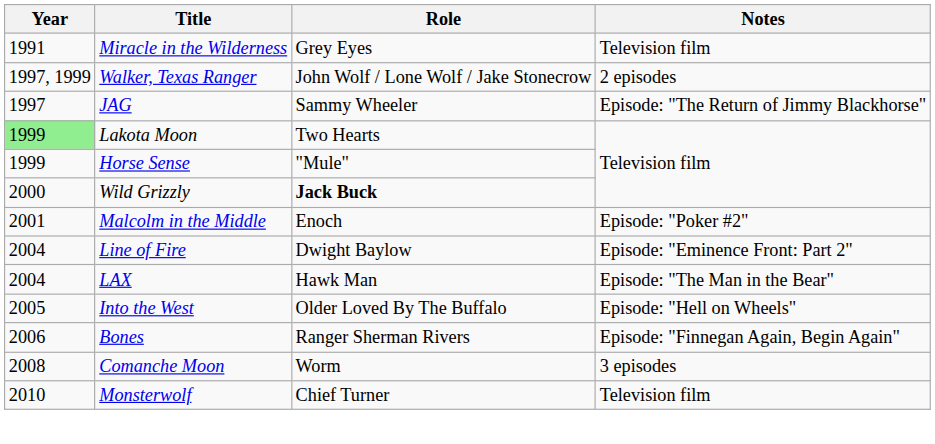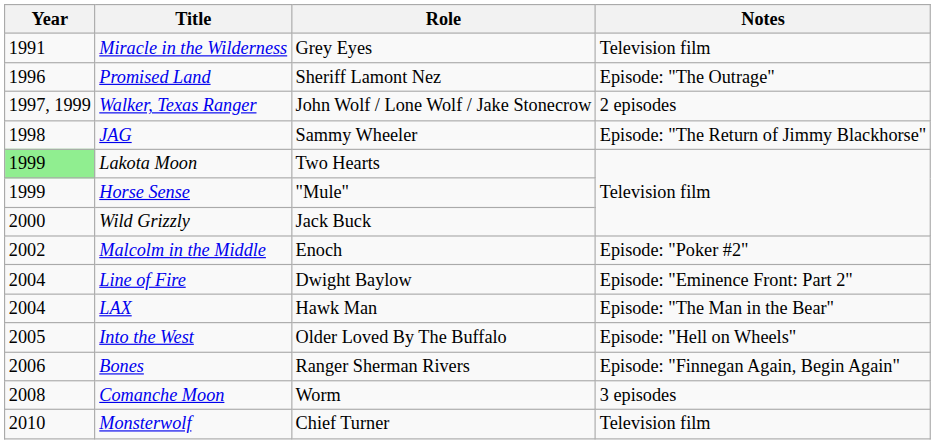+ row: (155, 76)
(27, 105) 1997 -> (27, 134) 1998
(336, 192) bold -> (333, 221) normal
(27, 221) 2001 -> (27, 250) 2002
